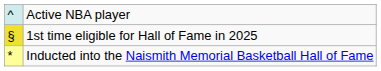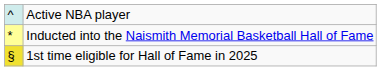rows swapped: (200, 55) <-> (142, 35)
